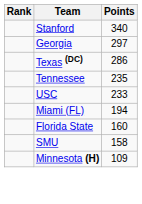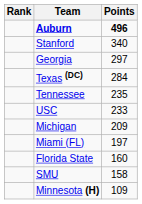+ row: (54, 28)
(119, 61) 286 -> (119, 77) 284
+ row: (56, 127)
(119, 111) 194 -> (119, 143) 197
